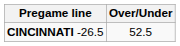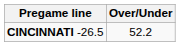(141, 32) 52.5 -> (141, 32) 52.2
